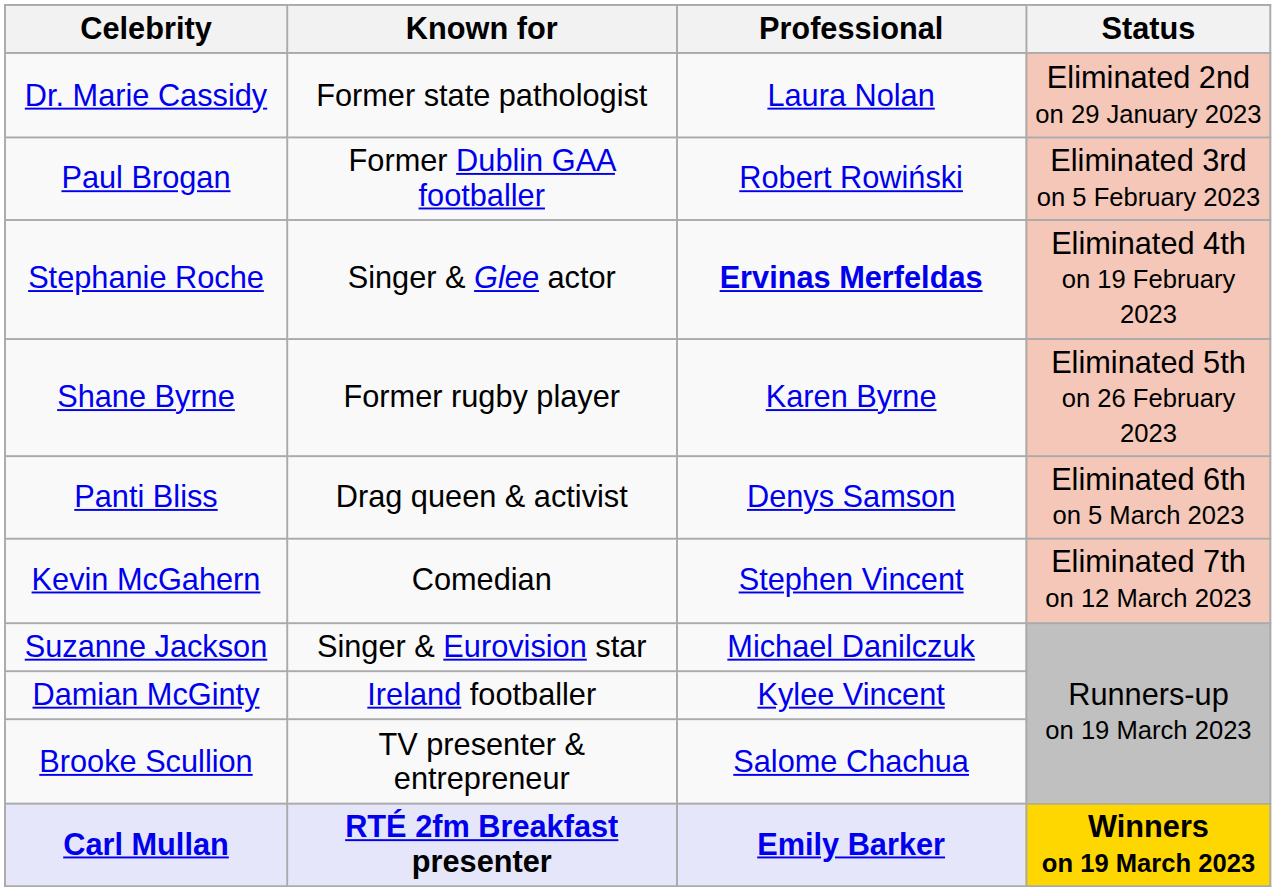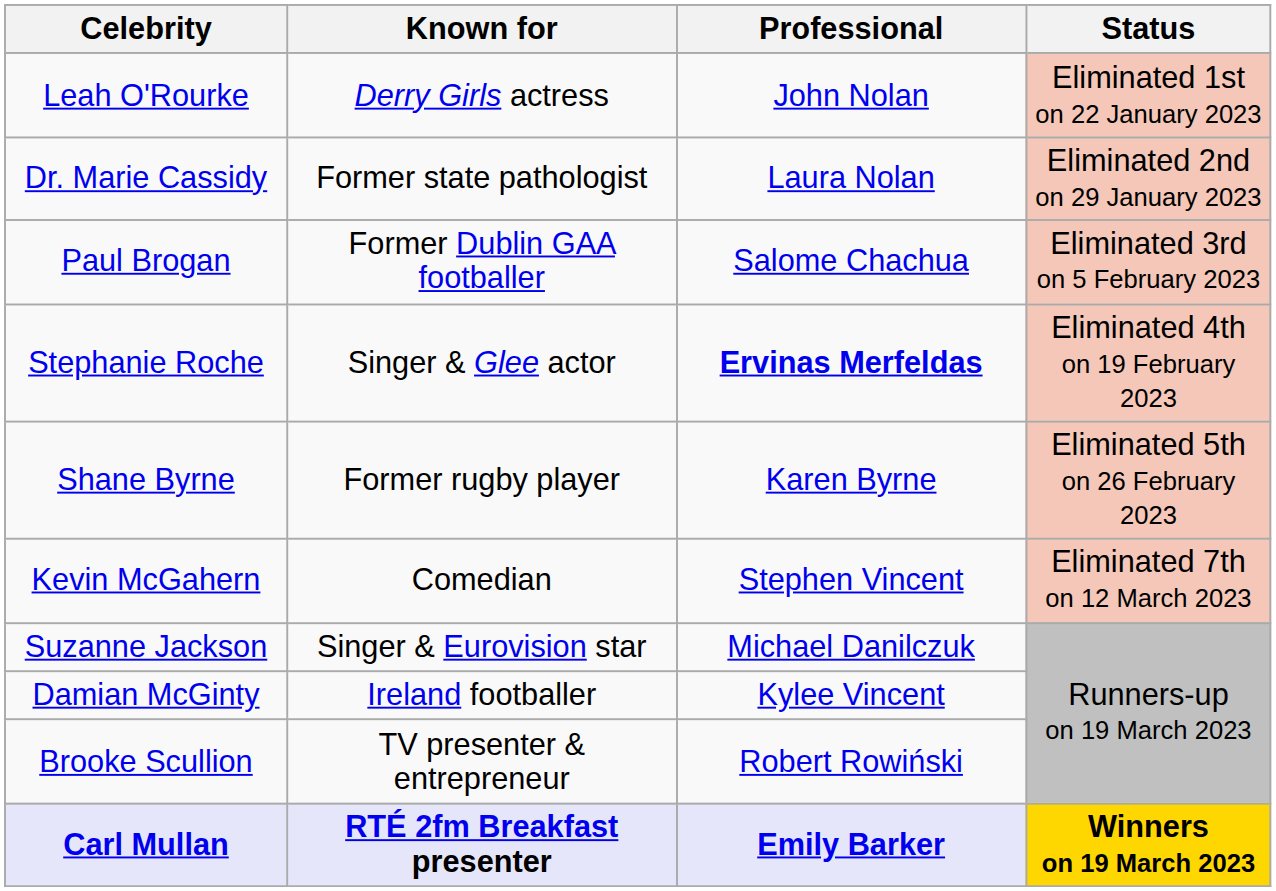+ row: (146, 94)
(851, 178) Robert Rowiński -> (851, 261) Salome Chachua
- row: (146, 497)
(851, 761) Salome Chachua -> (851, 761) Robert Rowiński
